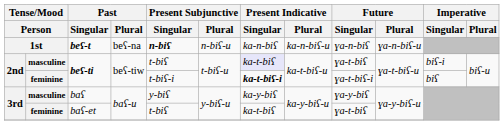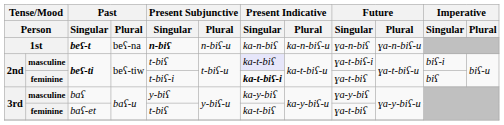(351, 62) ɣa-t-biʕ -> (354, 62) ɣa-t-biʕ-i
(354, 78) ɣa-t-biʕ-i -> (351, 78) ɣa-t-biʕ
